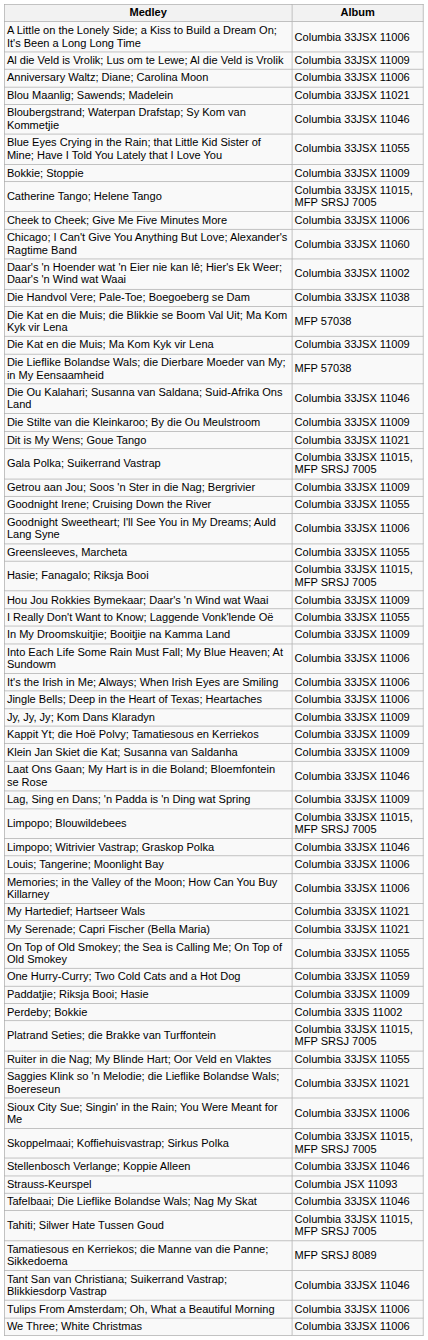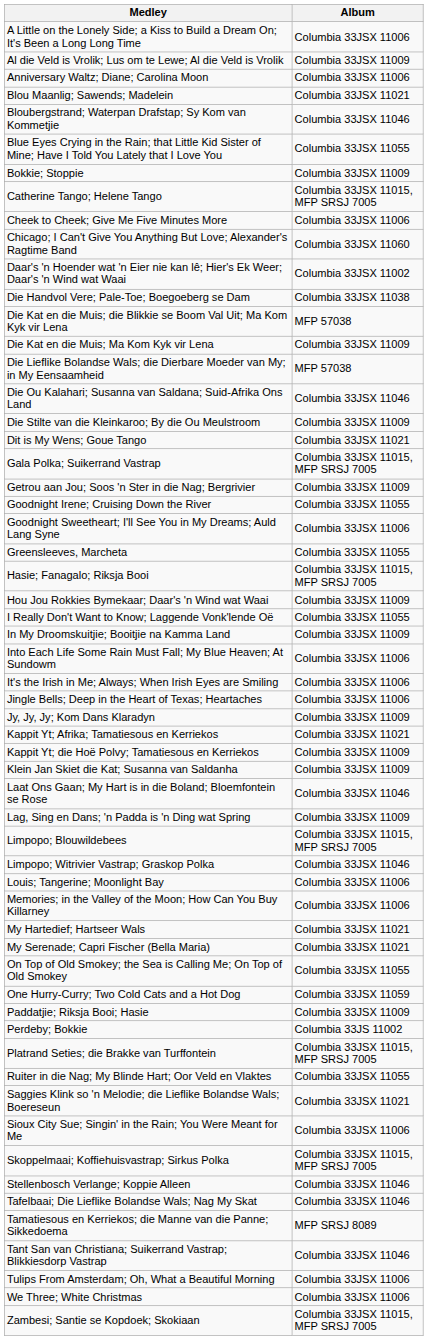+ row: (113, 734)
- row: (49, 1184)
- row: (85, 1225)
+ row: (103, 1320)
